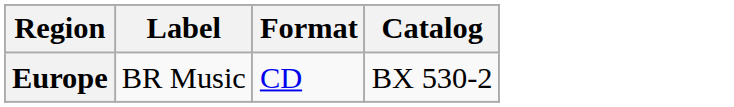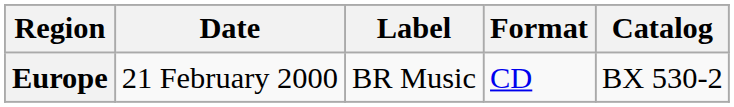+ column: (230, 28)
